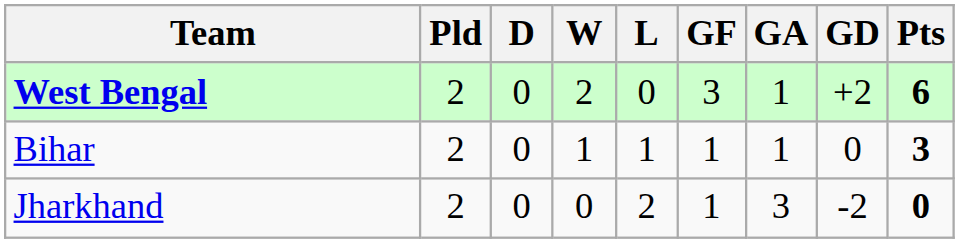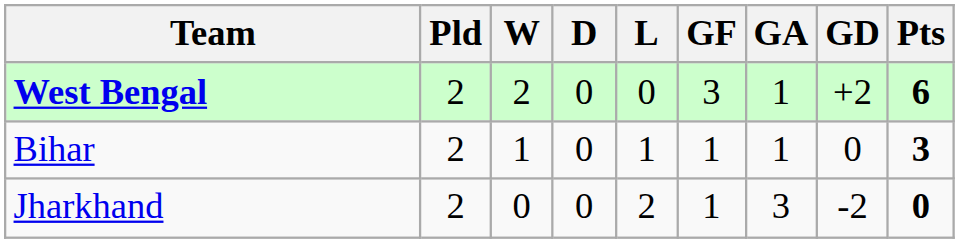columns swapped: (584, 33) <-> (522, 33)
